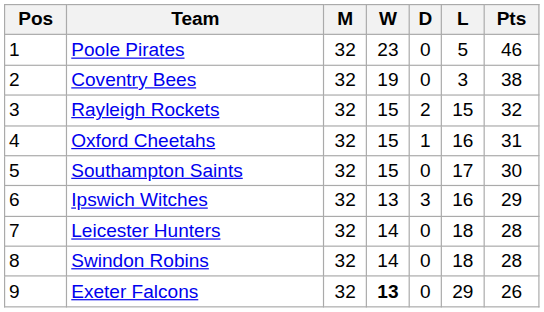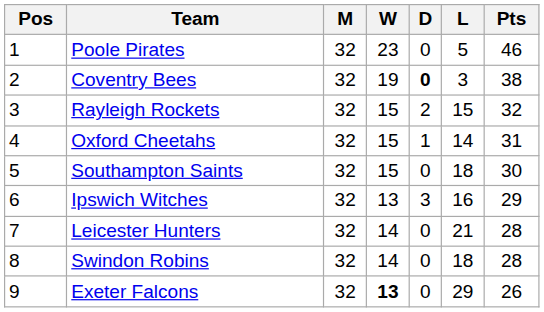(425, 79) normal -> (425, 79) bold
(463, 140) 16 -> (463, 140) 14
(463, 170) 17 -> (463, 170) 18
(463, 230) 18 -> (463, 230) 21
